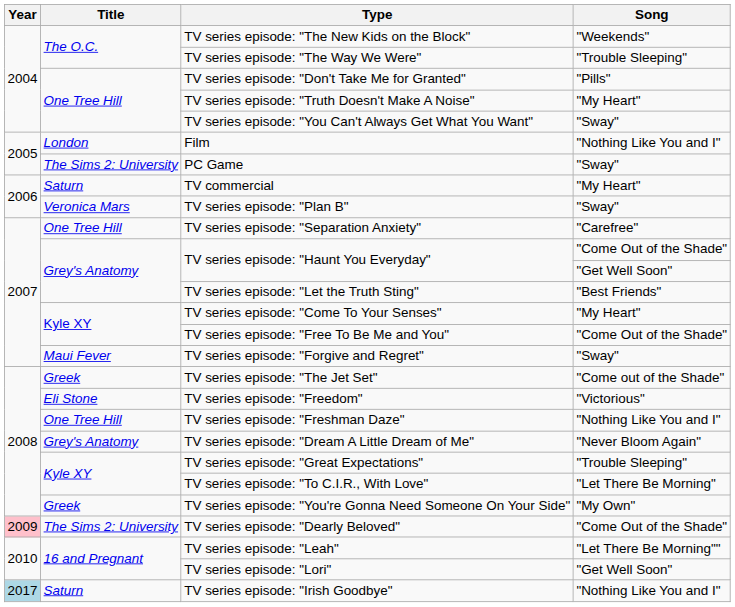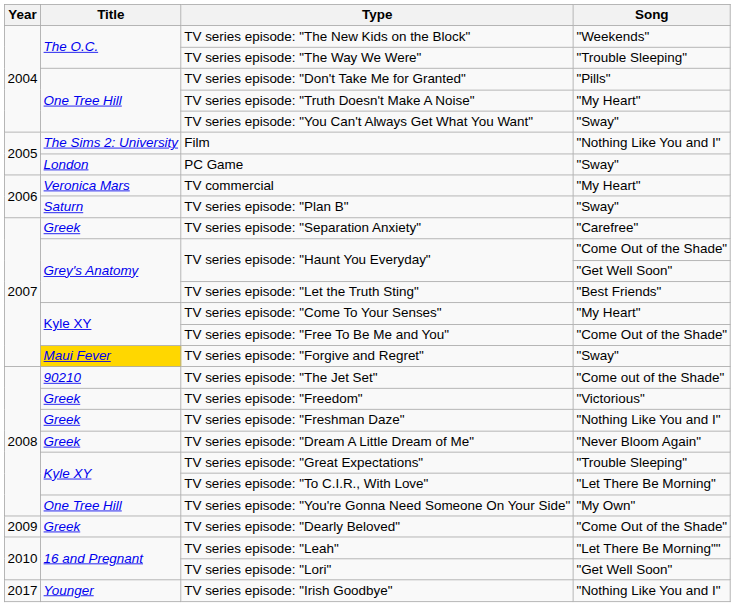(66, 143) London -> (111, 143) The Sims 2: University
(111, 164) The Sims 2: University -> (66, 164) London
(63, 185) Saturn -> (87, 185) Veronica Mars
(87, 206) Veronica Mars -> (63, 206) Saturn
(83, 228) One Tree Hill -> (62, 228) Greek
(77, 356) no background -> (77, 356) gold background
(62, 377) Greek -> (62, 377) 90210
(71, 398) Eli Stone -> (62, 398) Greek
(83, 420) One Tree Hill -> (62, 420) Greek
(91, 441) Grey's Anatomy -> (62, 441) Greek
(62, 505) Greek -> (83, 505) One Tree Hill
(22, 526) pink background -> (22, 526) no background
(111, 526) The Sims 2: University -> (62, 526) Greek
(22, 590) lightblue background -> (22, 590) no background
(63, 590) Saturn -> (69, 590) Younger
